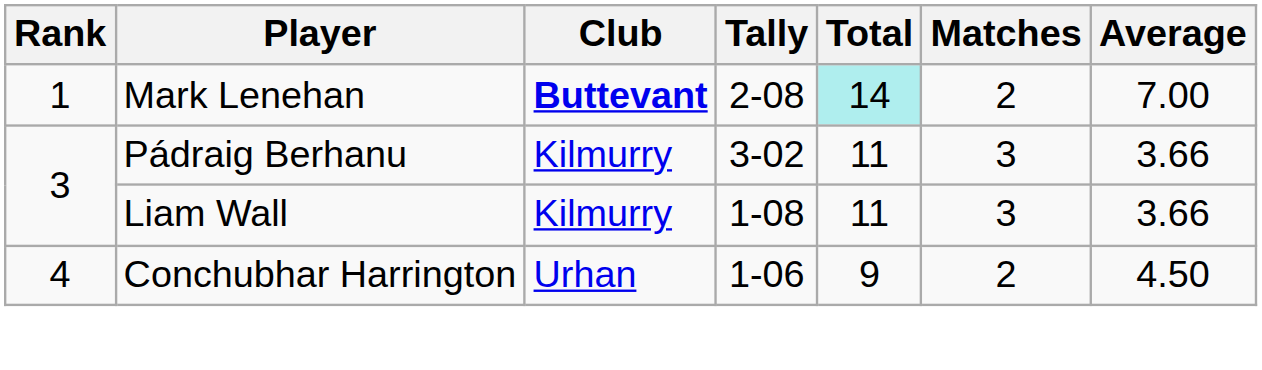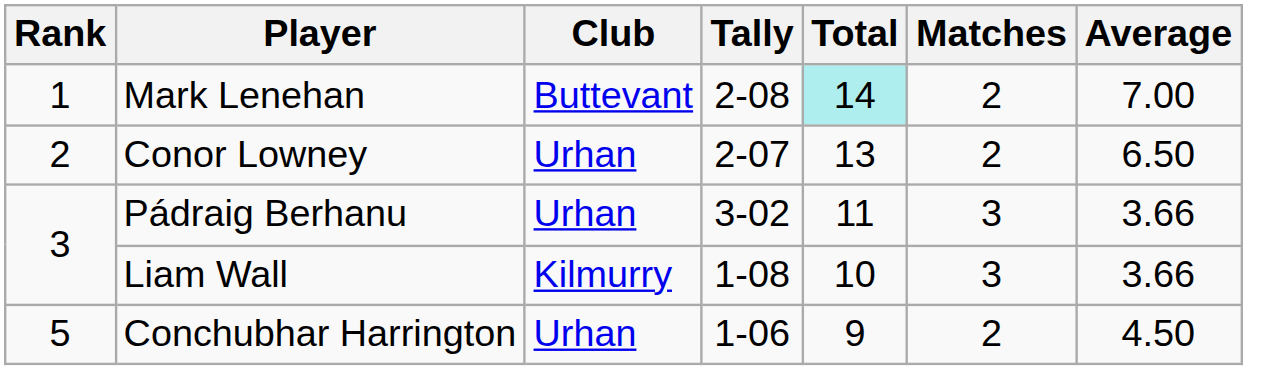(621, 94) bold -> (613, 94) normal
+ row: (245, 154)
(603, 154) Kilmurry -> (585, 214) Urhan
(869, 214) 11 -> (855, 273) 10
(60, 273) 4 -> (60, 333) 5
